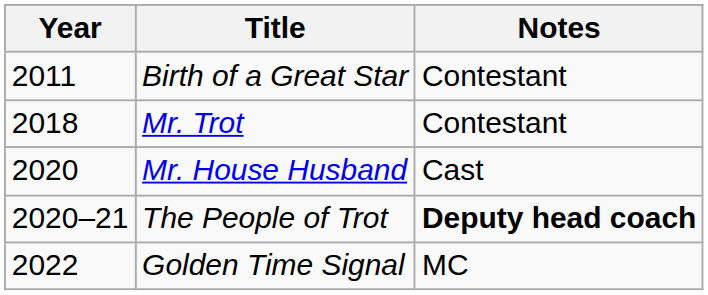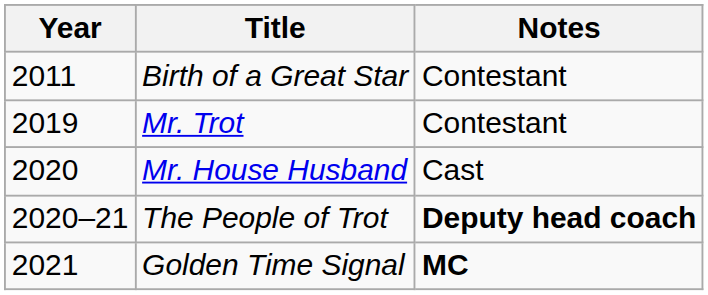(45, 123) 2018 -> (45, 123) 2019
(45, 265) 2022 -> (45, 265) 2021
(445, 265) normal -> (445, 265) bold
